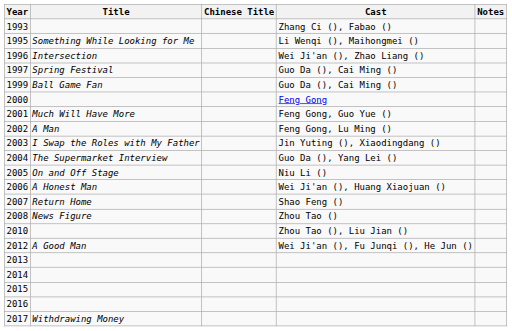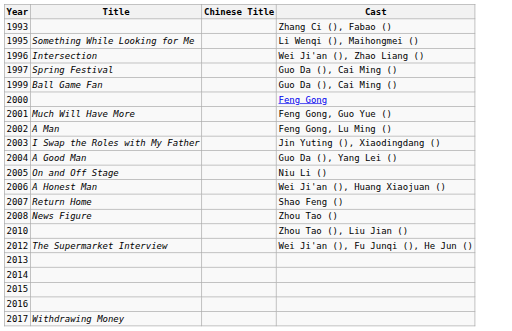- column: (491, 12)
(100, 158) The Supermarket Interview -> (59, 158) A Good Man
(59, 246) A Good Man -> (100, 246) The Supermarket Interview
